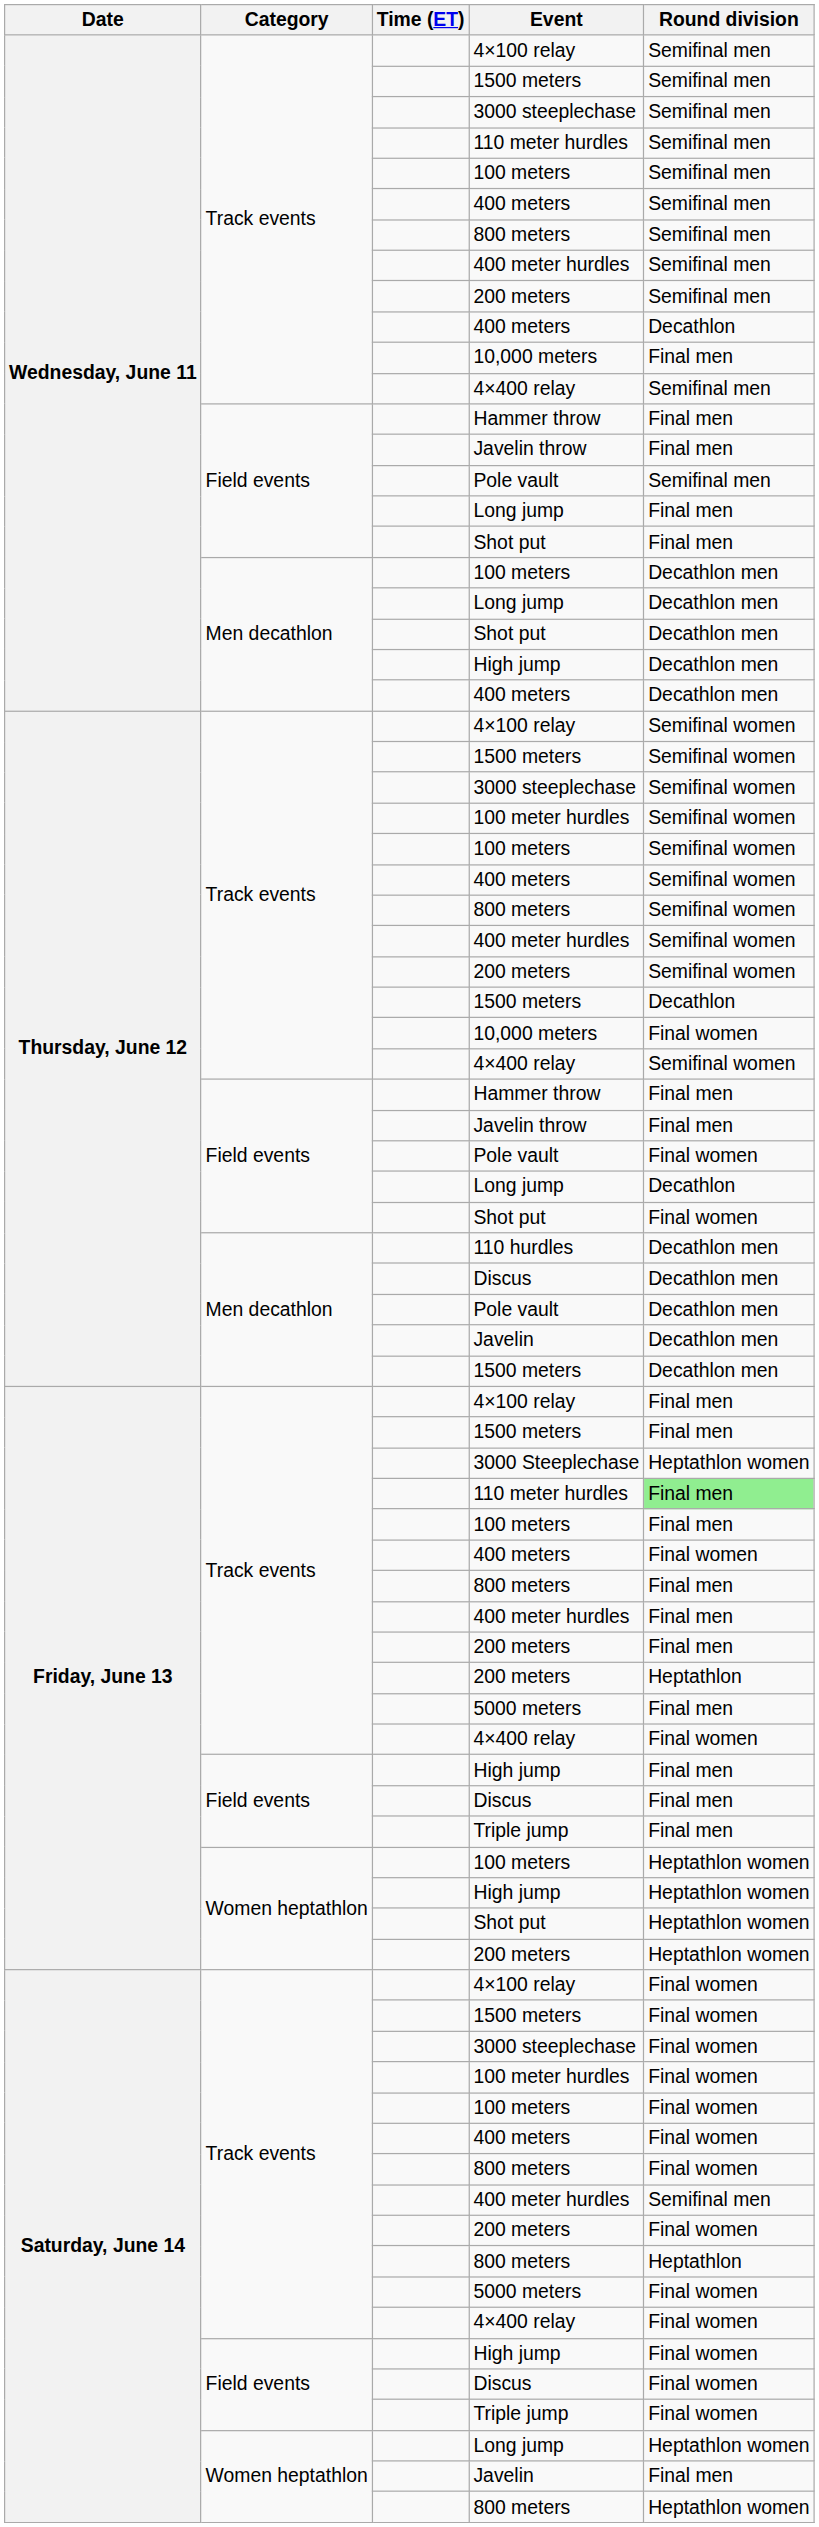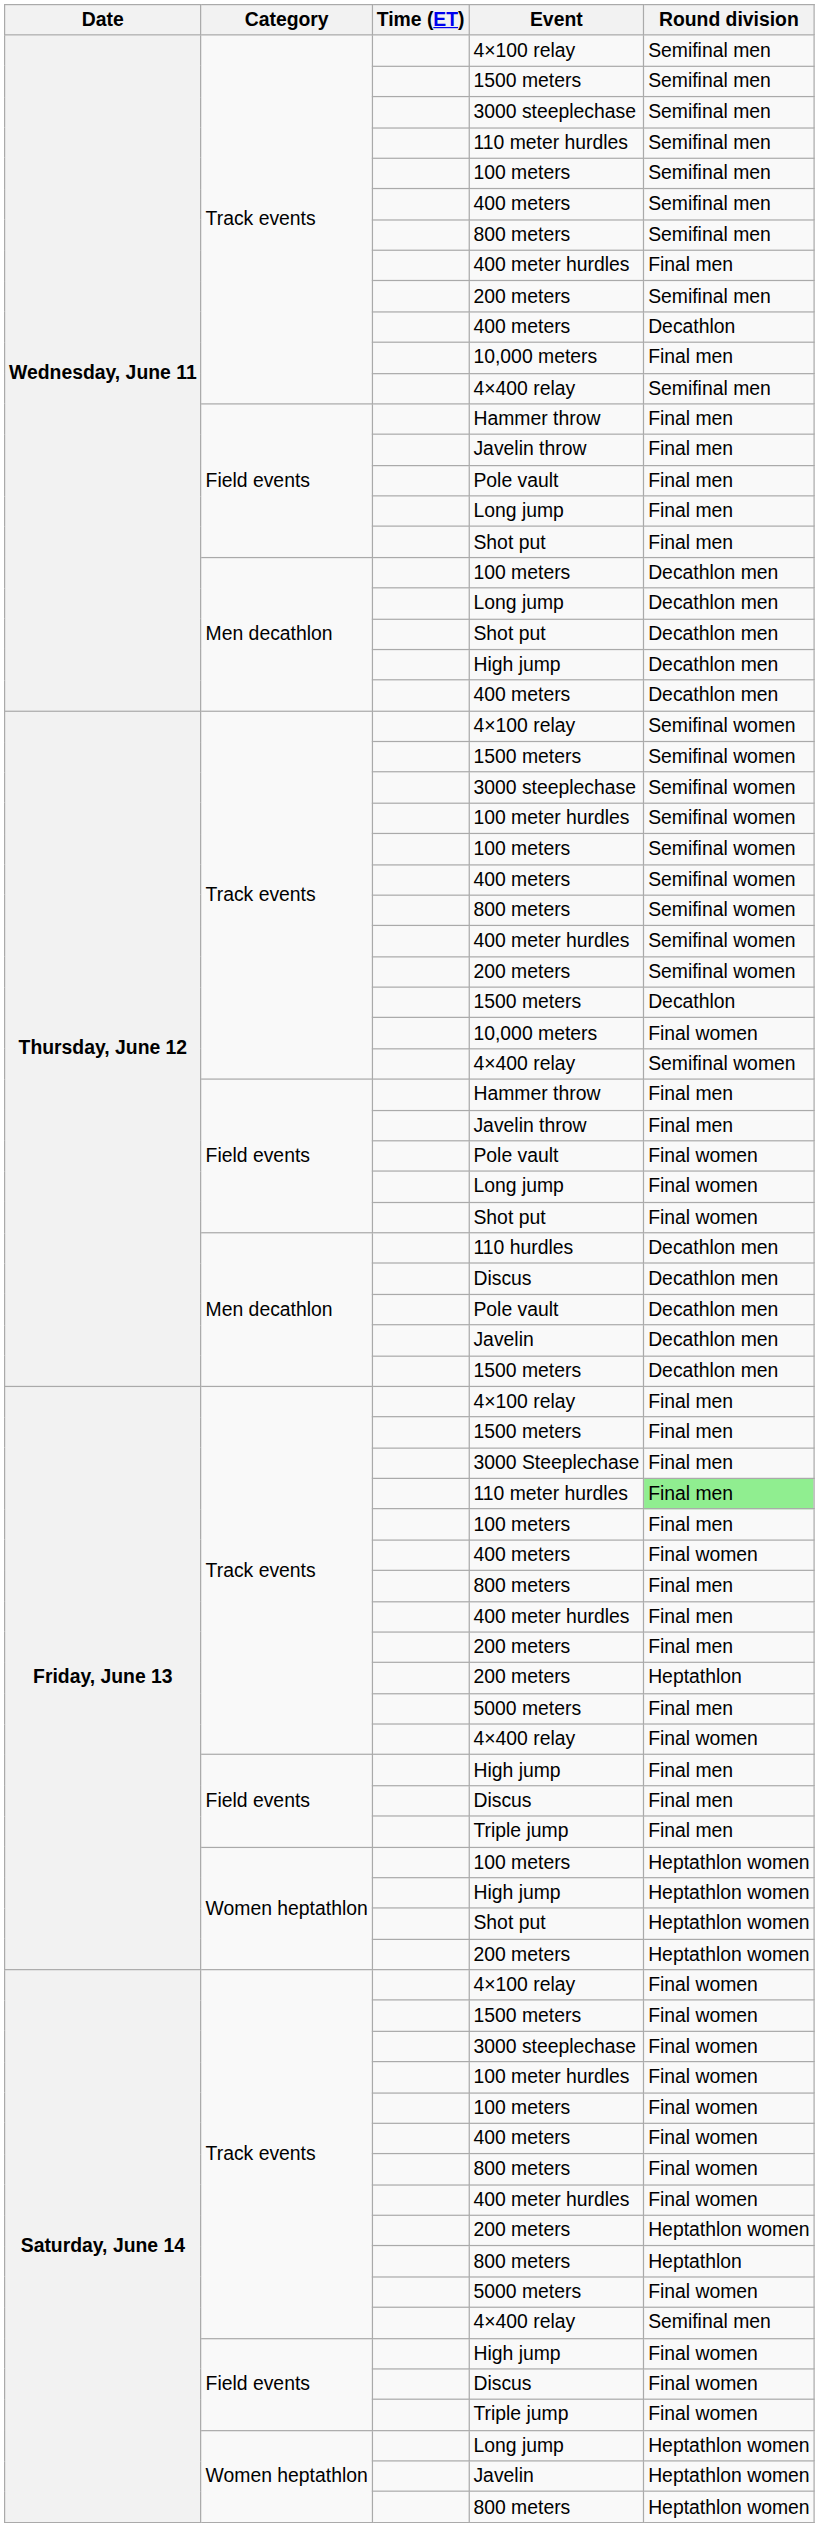(709, 265) Semifinal men -> (691, 265) Final men
(709, 480) Semifinal men -> (691, 480) Final men
(692, 1186) Decathlon -> (703, 1186) Final women
(729, 1462) Heptathlon women -> (691, 1462) Final men
(709, 2199) Semifinal men -> (703, 2199) Final women
(703, 2230) Final women -> (729, 2230) Heptathlon women
(703, 2322) Final women -> (709, 2322) Semifinal men
(691, 2476) Final men -> (729, 2476) Heptathlon women
